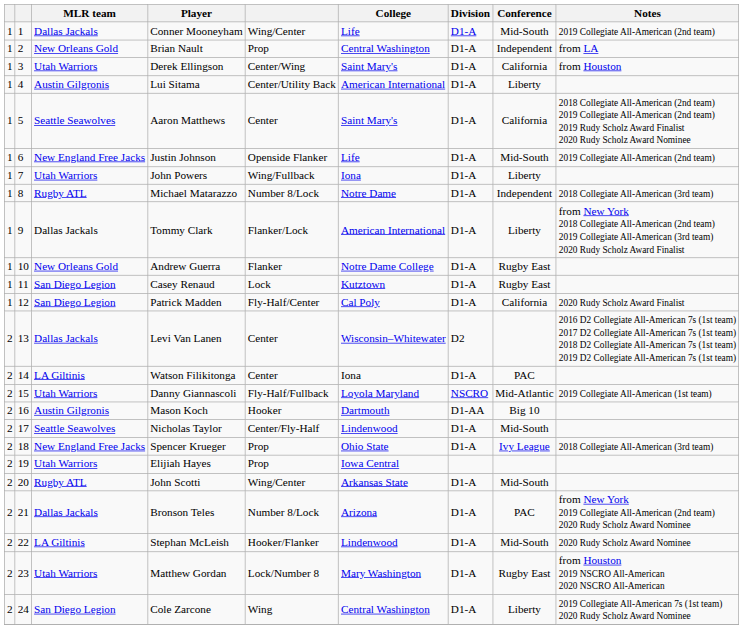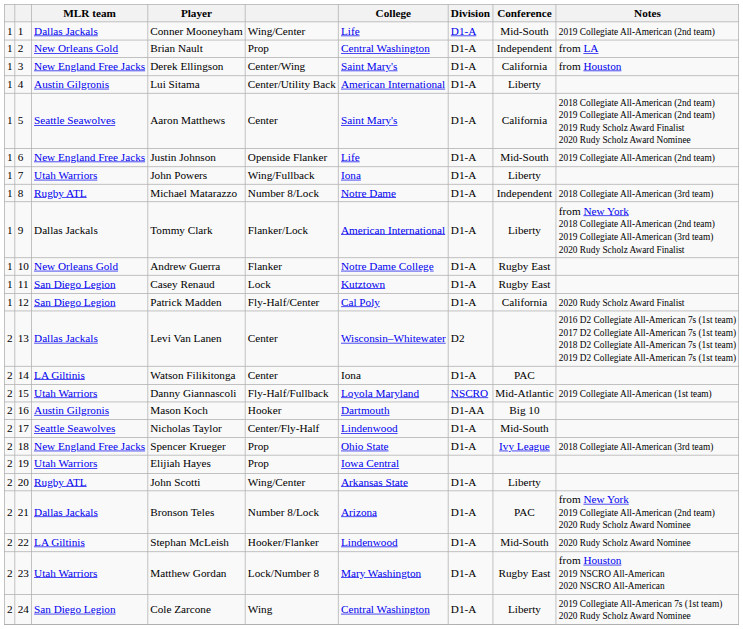(66, 66) Utah Warriors -> (90, 66) New England Free Jacks
(524, 482) Mid-South -> (524, 482) Liberty
